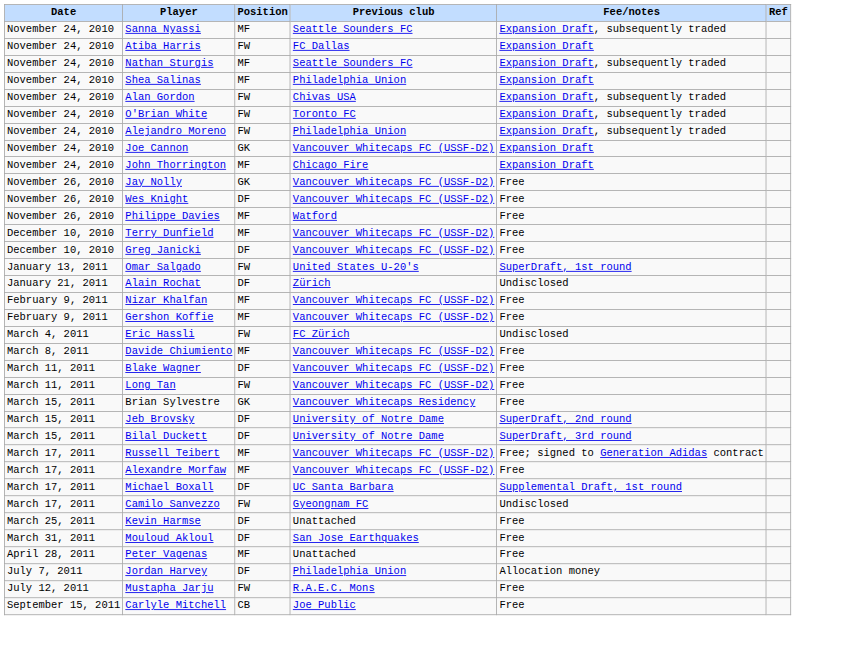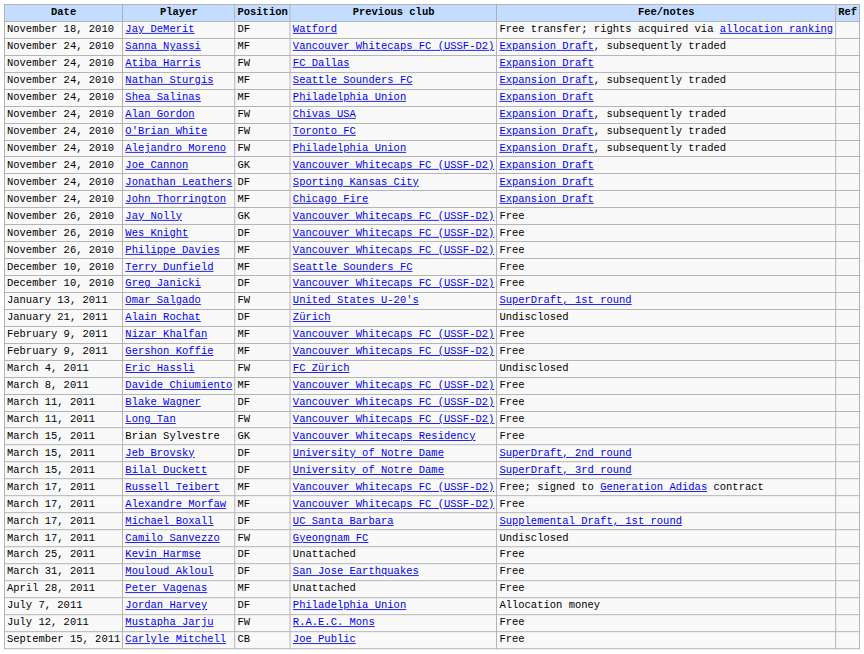+ row: (160, 30)
(353, 30) Seattle Sounders FC -> (394, 47) Vancouver Whitecaps FC (USSF-D2)
+ row: (179, 183)
(315, 217) Watford -> (394, 250) Vancouver Whitecaps FC (USSF-D2)
(394, 234) Vancouver Whitecaps FC (USSF-D2) -> (353, 267) Seattle Sounders FC
